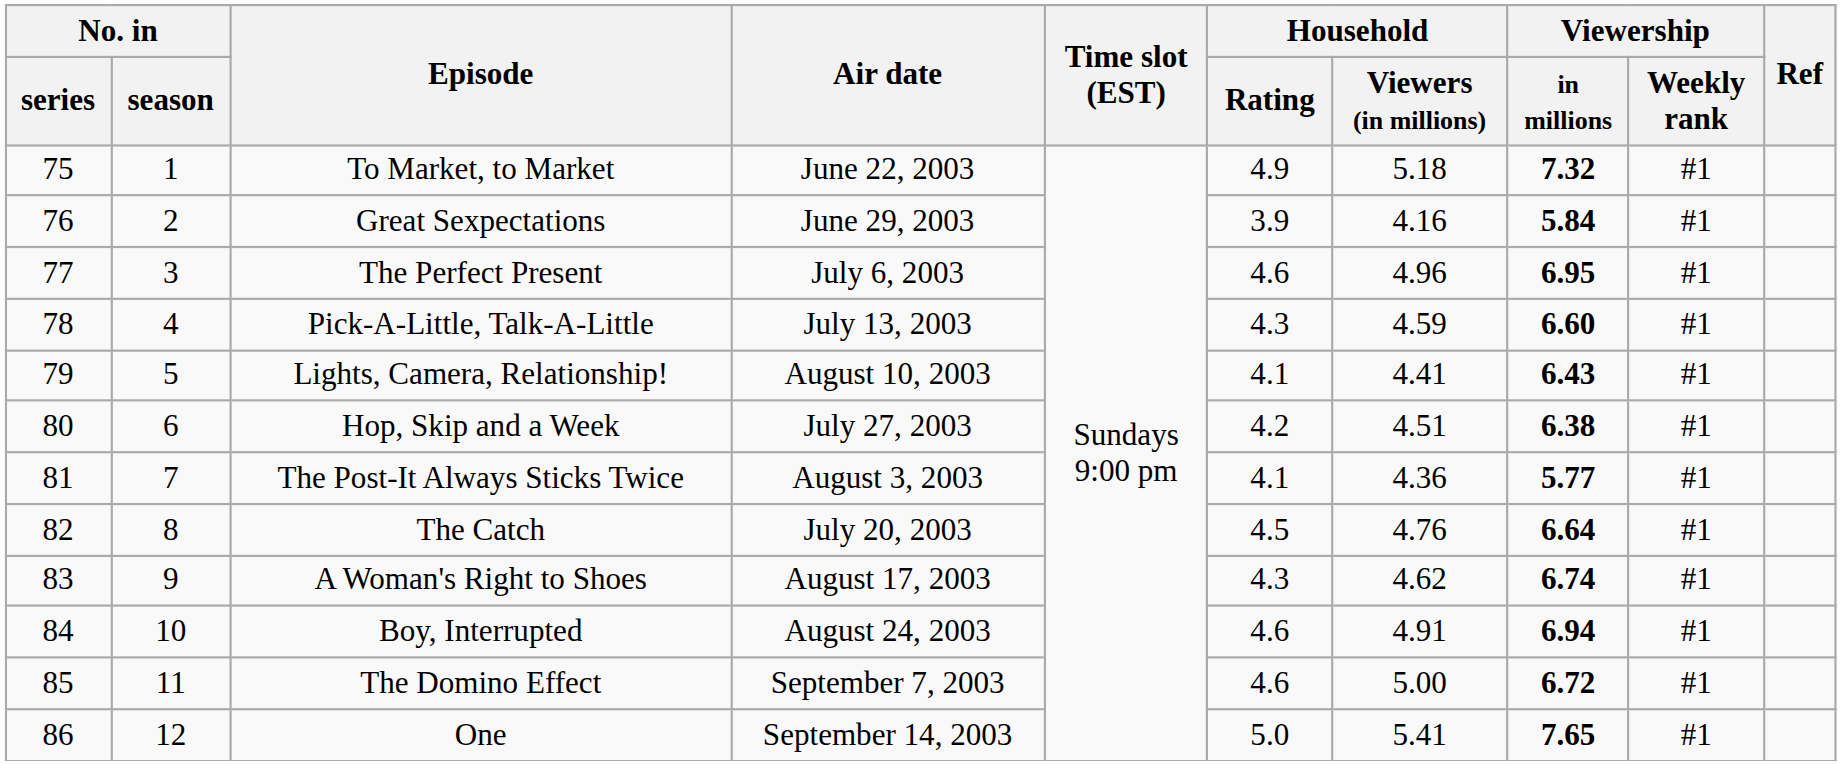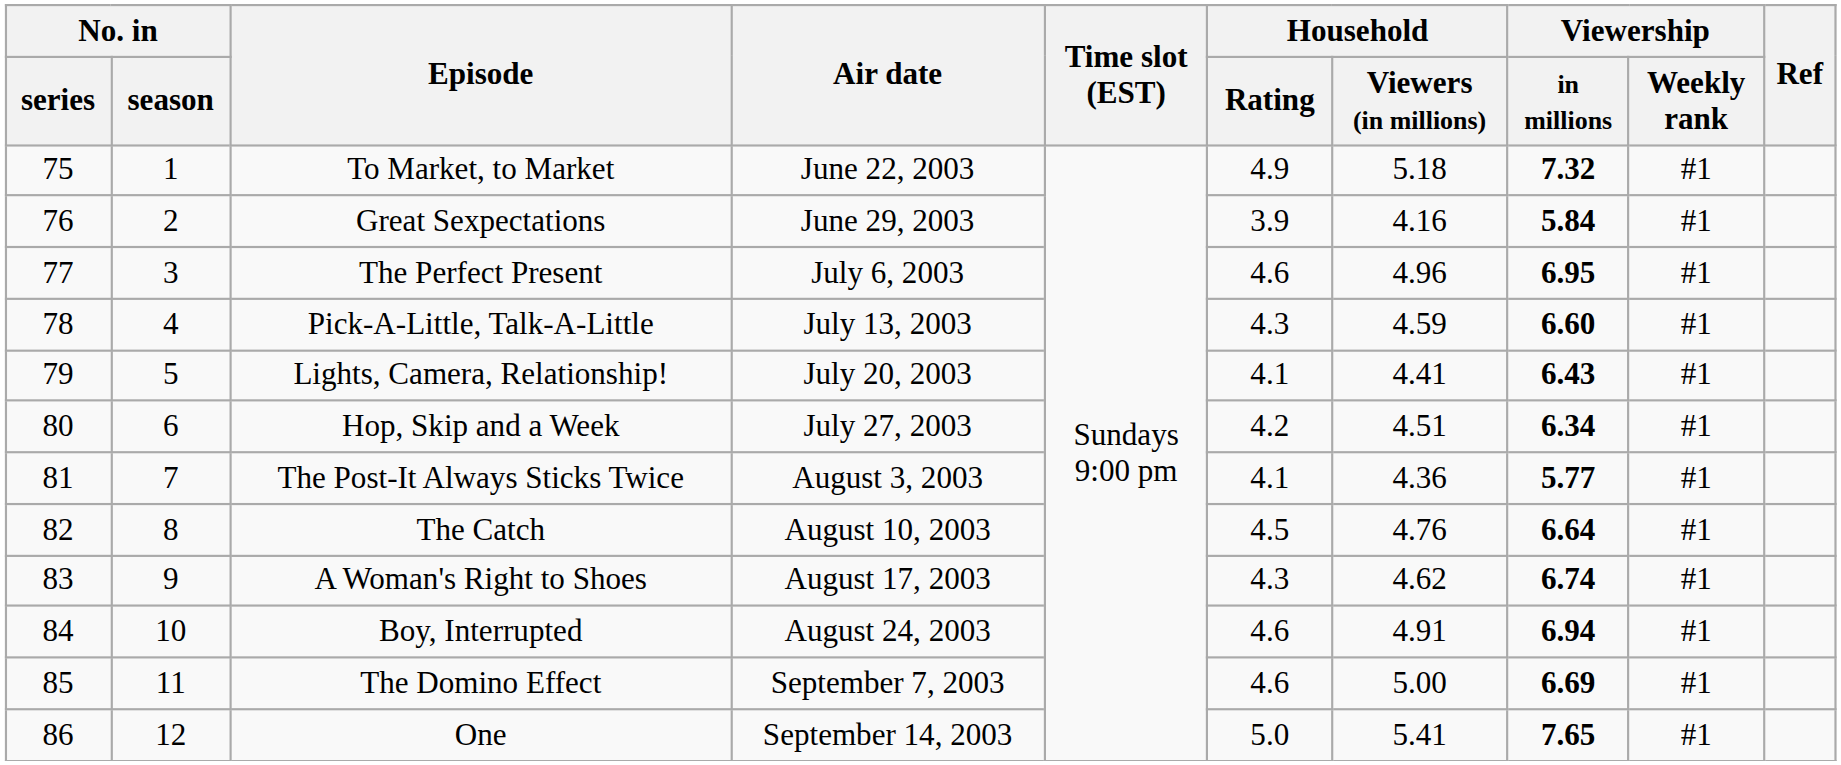(888, 375) August 10, 2003 -> (888, 375) July 20, 2003
(1568, 426) 6.38 -> (1568, 426) 6.34
(888, 528) July 20, 2003 -> (888, 528) August 10, 2003
(1568, 682) 6.72 -> (1568, 682) 6.69
